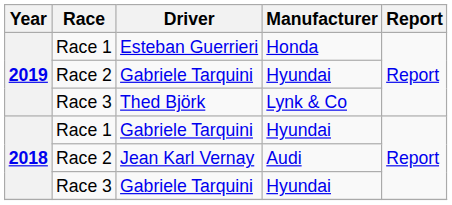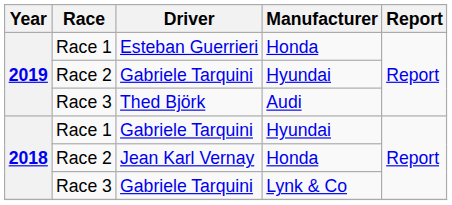(307, 102) Lynk & Co -> (284, 102) Audi
(284, 158) Audi -> (292, 158) Honda
(299, 186) Hyundai -> (307, 186) Lynk & Co
